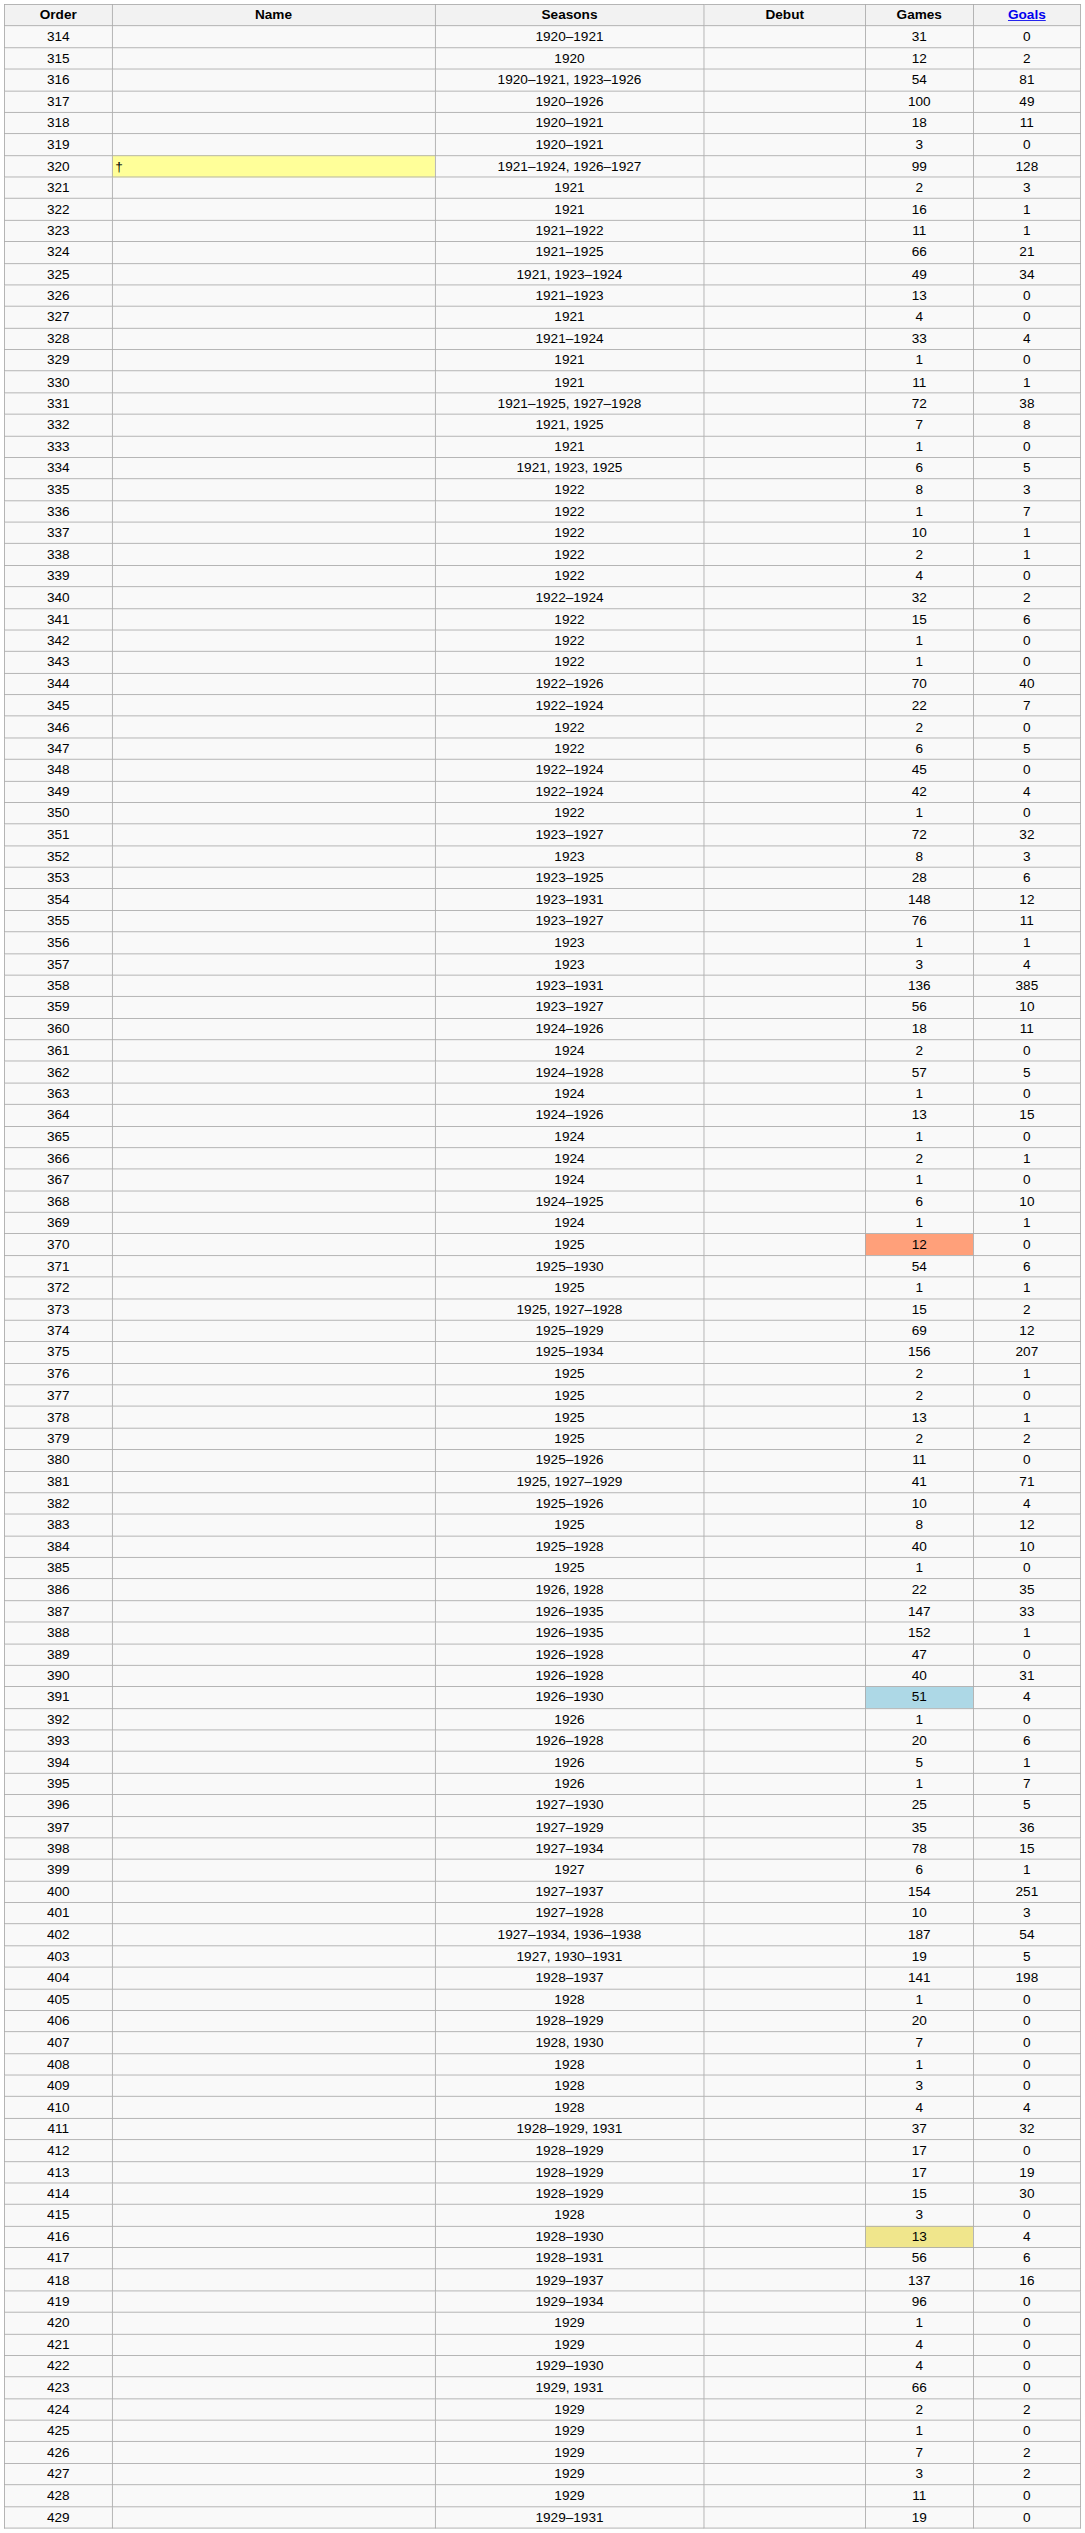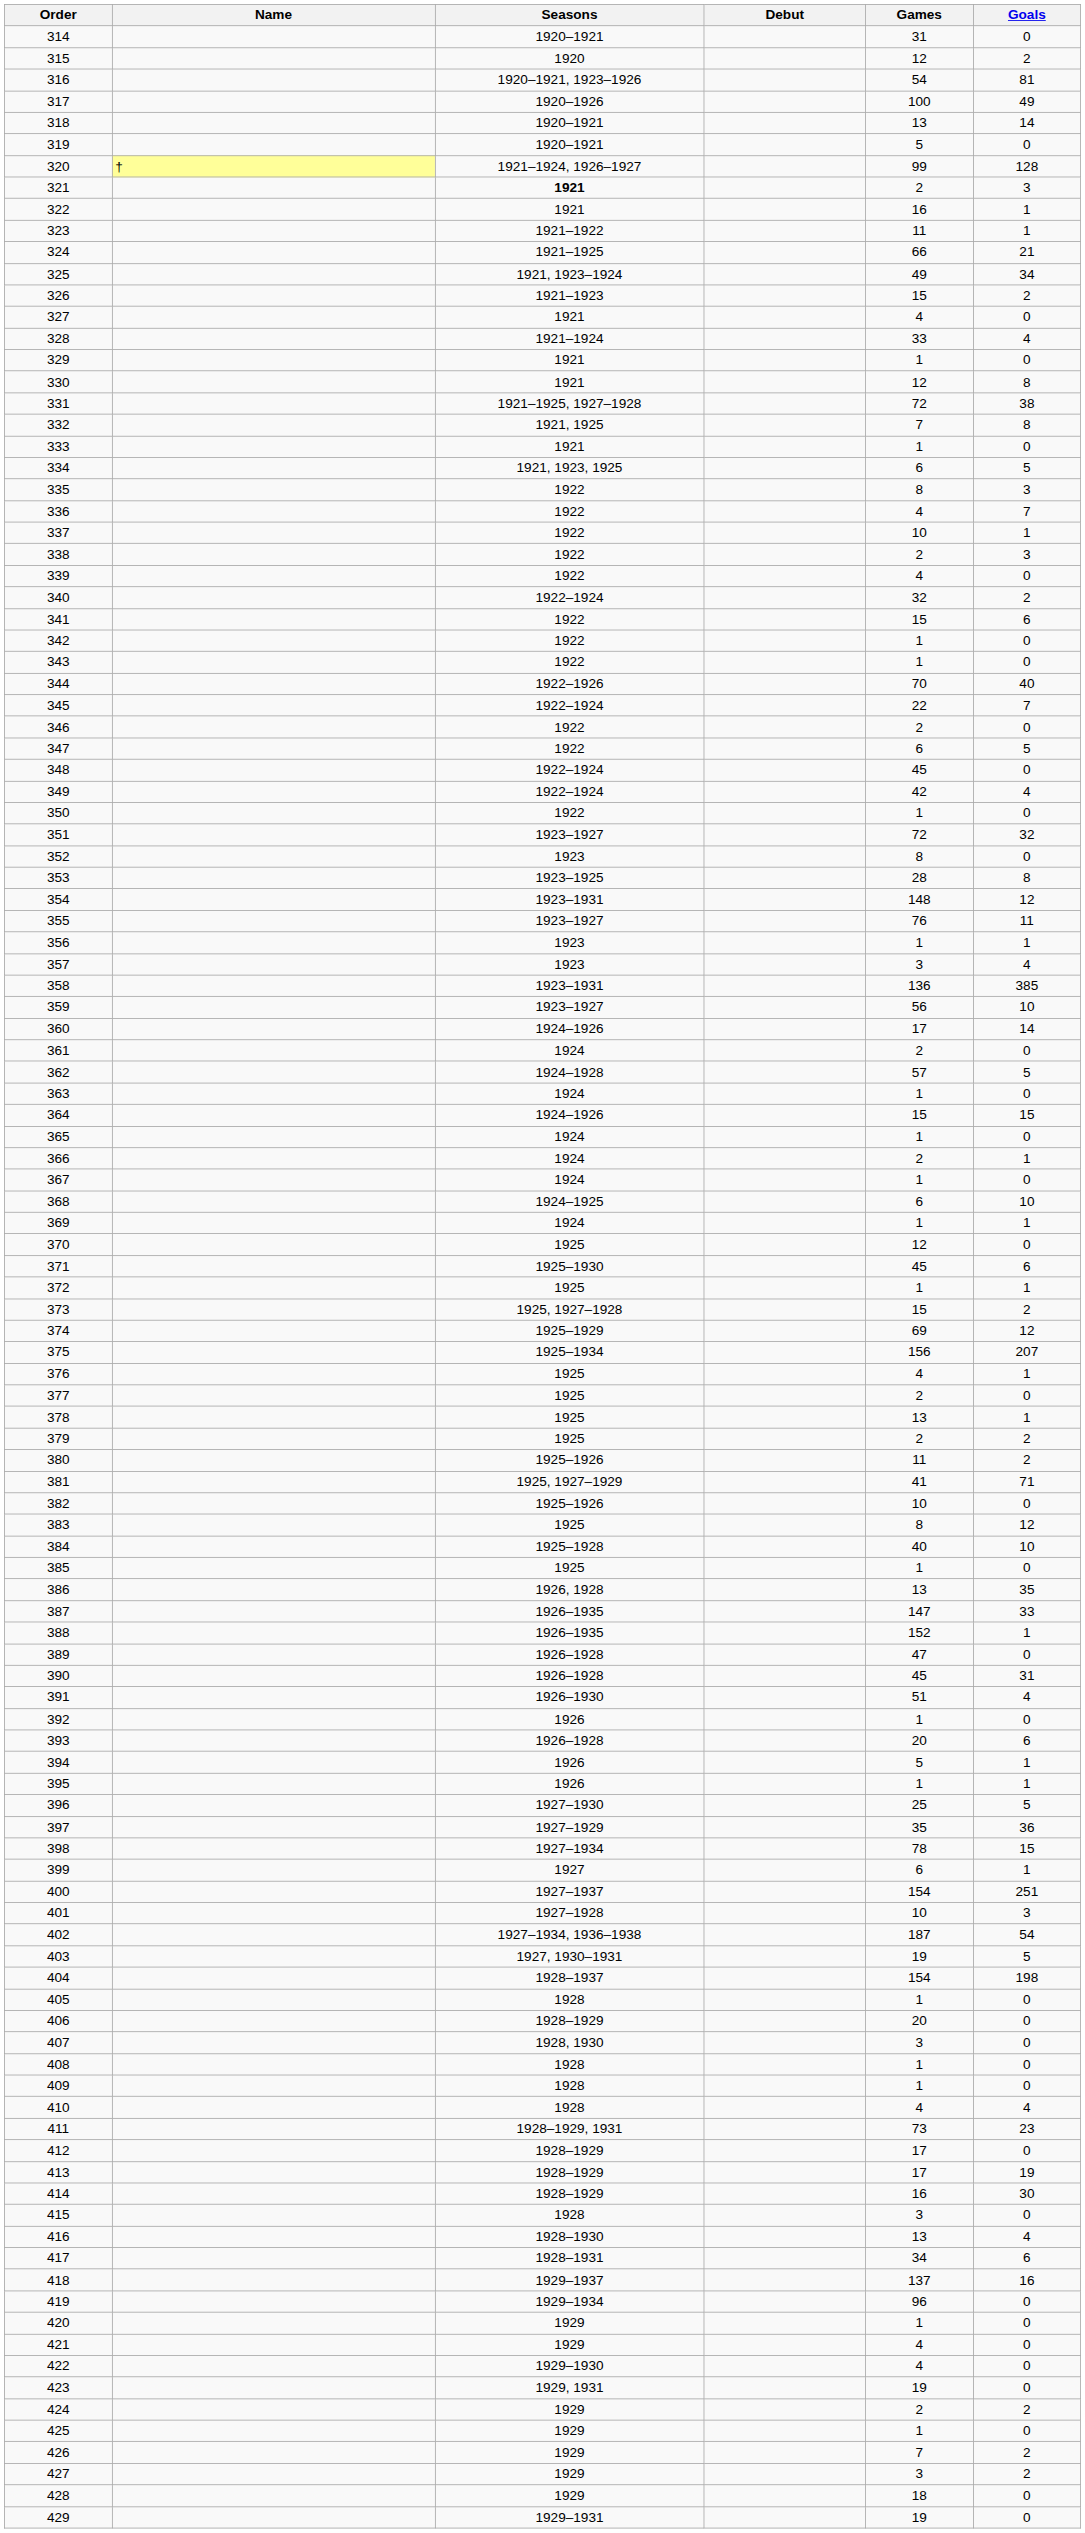(919, 123) 18 -> (919, 123) 13
(1027, 123) 11 -> (1027, 123) 14
(919, 144) 3 -> (919, 144) 5
(569, 187) normal -> (569, 187) bold
(919, 295) 13 -> (919, 295) 15
(1027, 295) 0 -> (1027, 295) 2
(919, 381) 11 -> (919, 381) 12
(1027, 381) 1 -> (1027, 381) 8
(919, 511) 1 -> (919, 511) 4
(1027, 554) 1 -> (1027, 554) 3
(1027, 856) 3 -> (1027, 856) 0
(1027, 878) 6 -> (1027, 878) 8
(919, 1029) 18 -> (919, 1029) 17
(1027, 1029) 11 -> (1027, 1029) 14
(919, 1115) 13 -> (919, 1115) 15
(919, 1244) lightsalmon background -> (919, 1244) no background
(919, 1266) 54 -> (919, 1266) 45
(919, 1374) 2 -> (919, 1374) 4
(1027, 1460) 0 -> (1027, 1460) 2
(1027, 1503) 4 -> (1027, 1503) 0
(919, 1589) 22 -> (919, 1589) 13
(919, 1676) 40 -> (919, 1676) 45
(919, 1697) lightblue background -> (919, 1697) no background
(1027, 1783) 7 -> (1027, 1783) 1
(919, 1978) 141 -> (919, 1978) 154
(919, 2042) 7 -> (919, 2042) 3
(919, 2085) 3 -> (919, 2085) 1
(919, 2129) 37 -> (919, 2129) 73
(1027, 2129) 32 -> (1027, 2129) 23
(919, 2193) 15 -> (919, 2193) 16
(919, 2236) khaki background -> (919, 2236) no background
(919, 2258) 56 -> (919, 2258) 34
(919, 2387) 66 -> (919, 2387) 19
(919, 2495) 11 -> (919, 2495) 18
